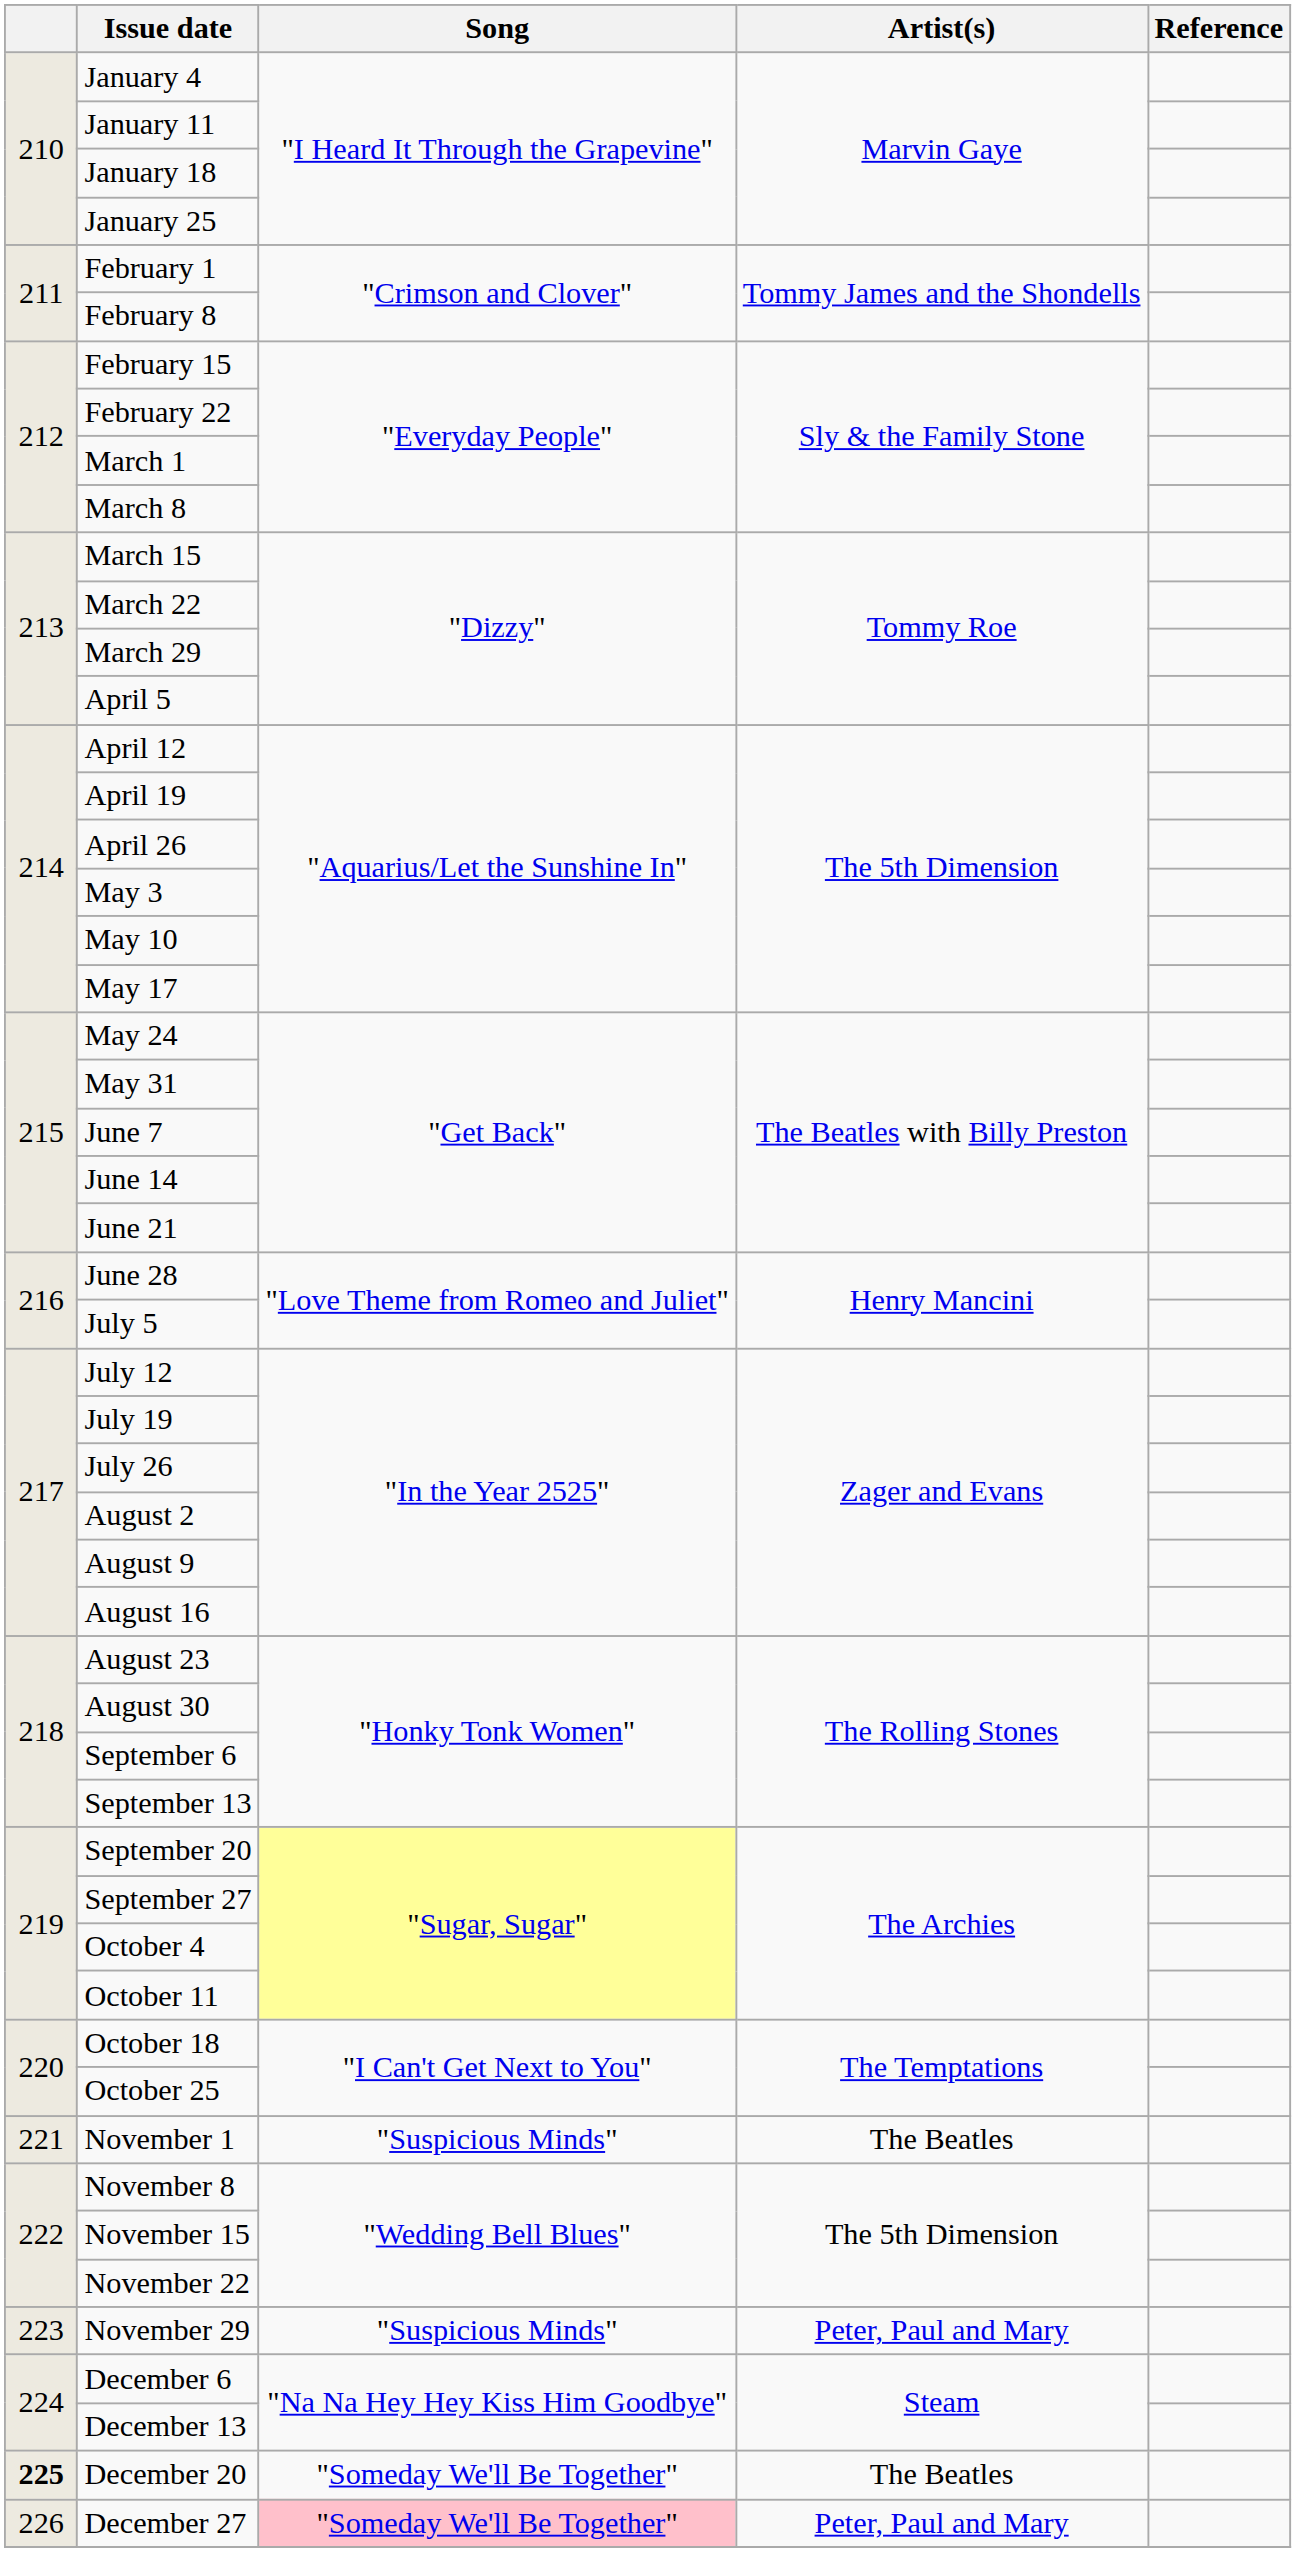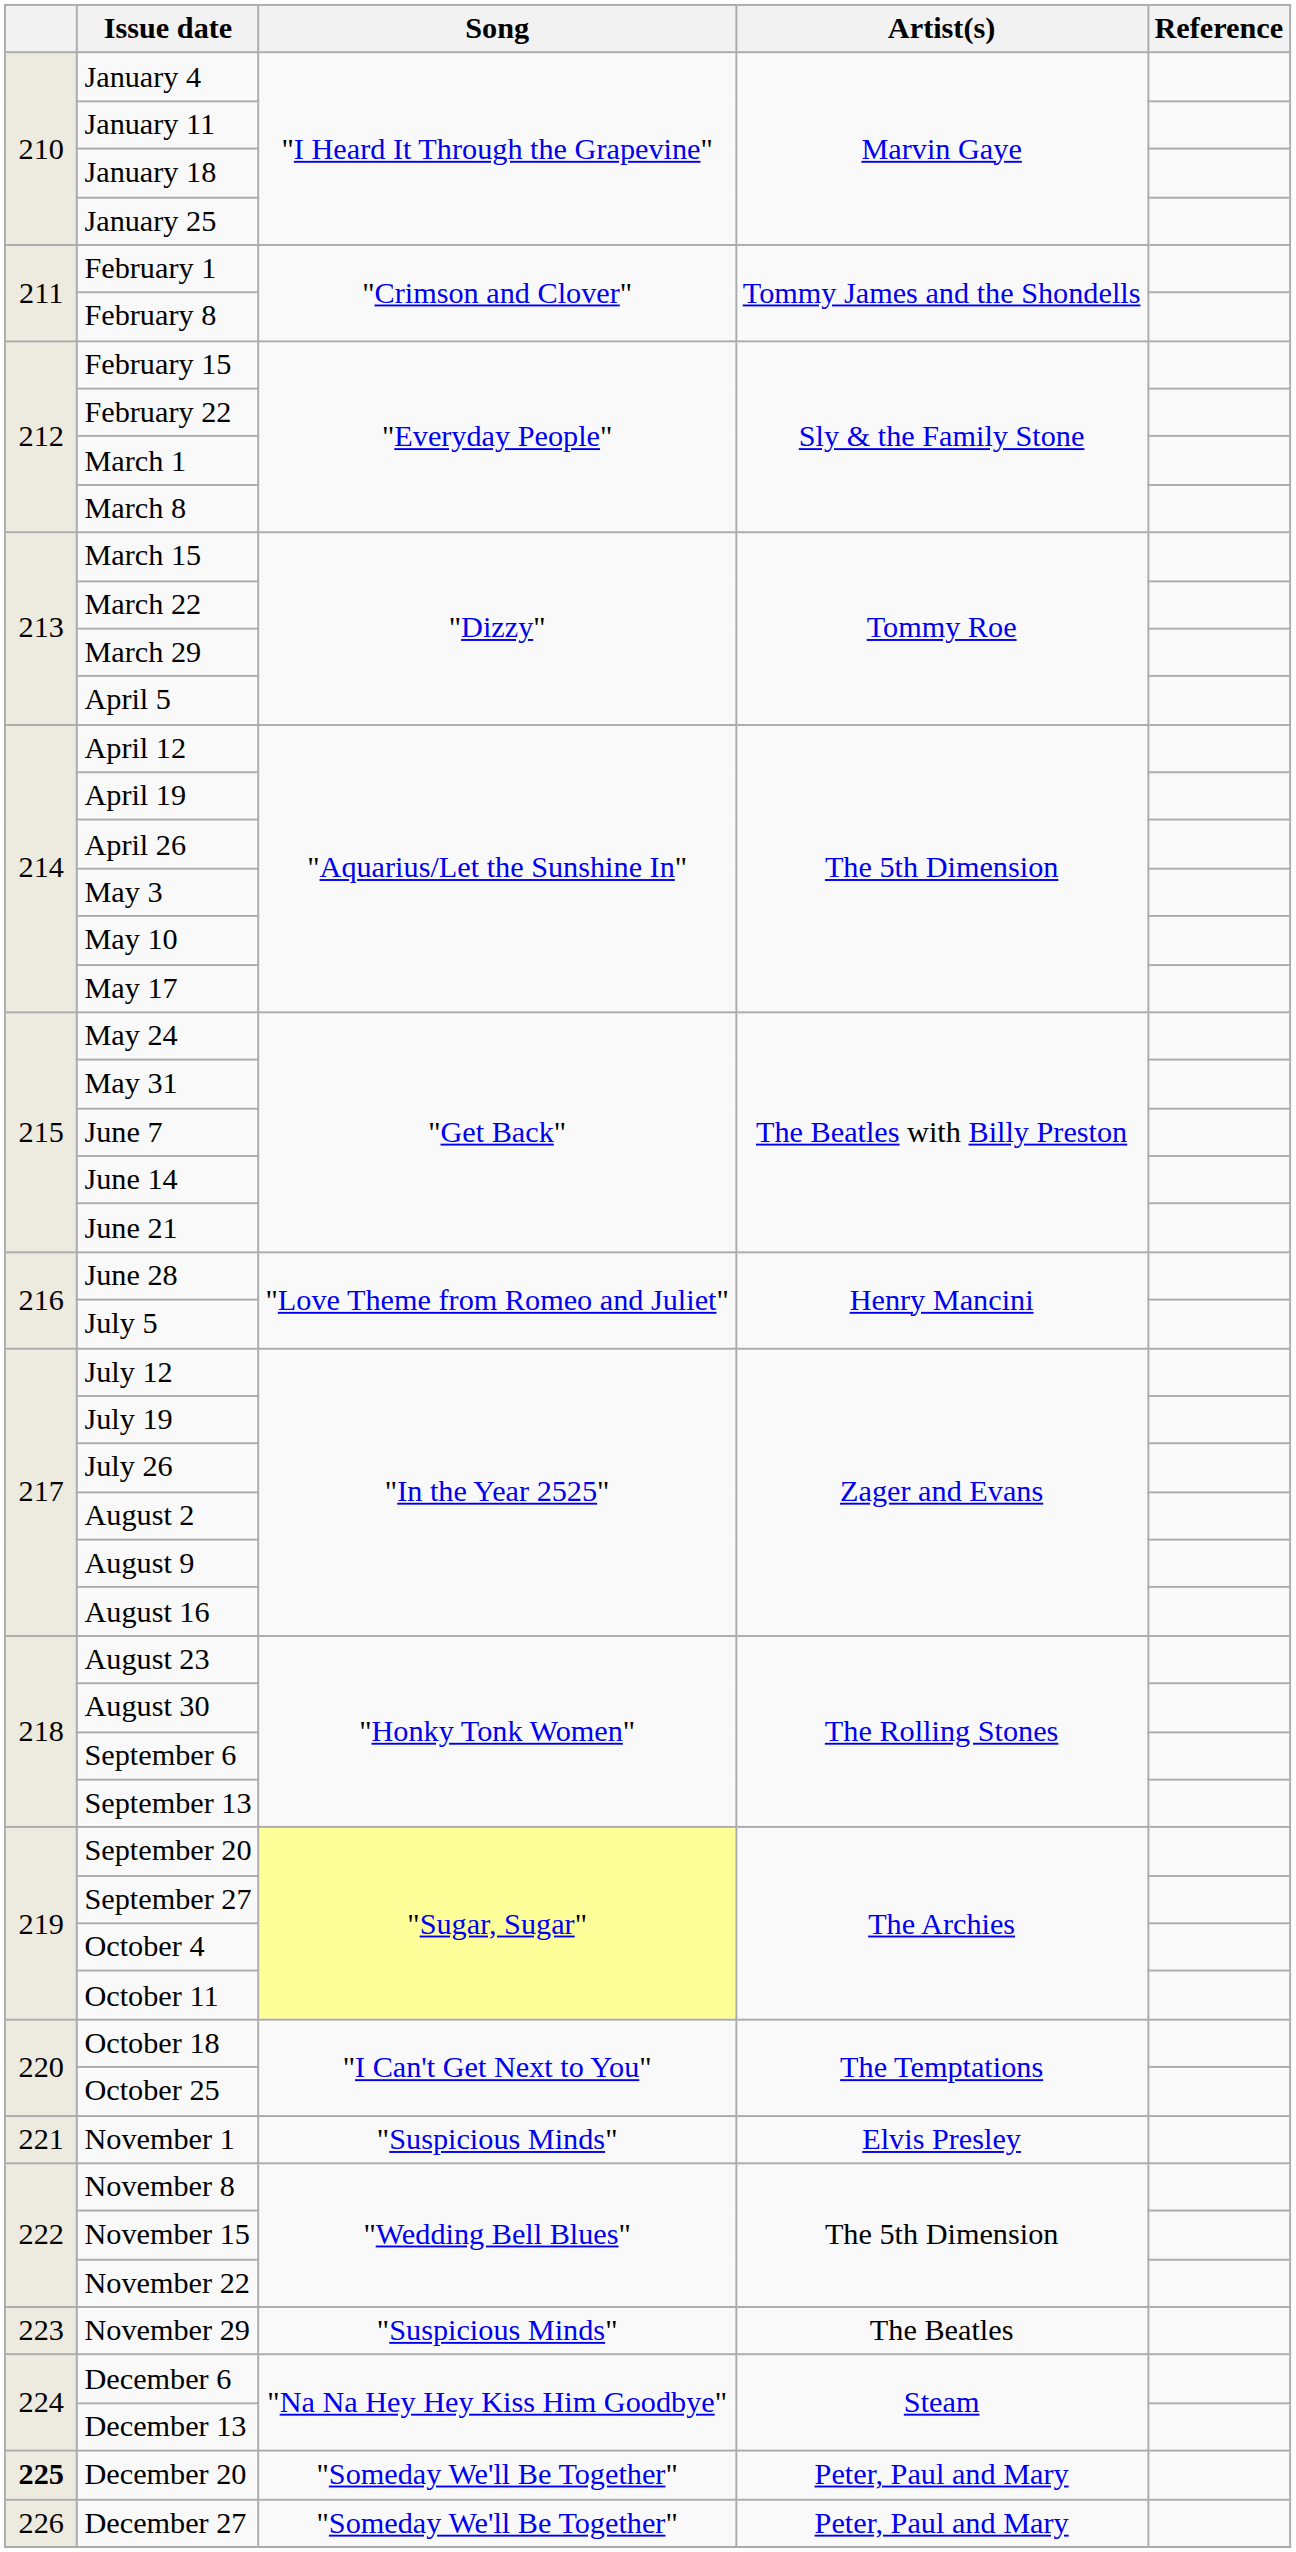(942, 2138) The Beatles -> (942, 2138) Elvis Presley
(942, 2330) Peter, Paul and Mary -> (942, 2330) The Beatles
(942, 2474) The Beatles -> (942, 2474) Peter, Paul and Mary
(497, 2522) pink background -> (497, 2522) no background
